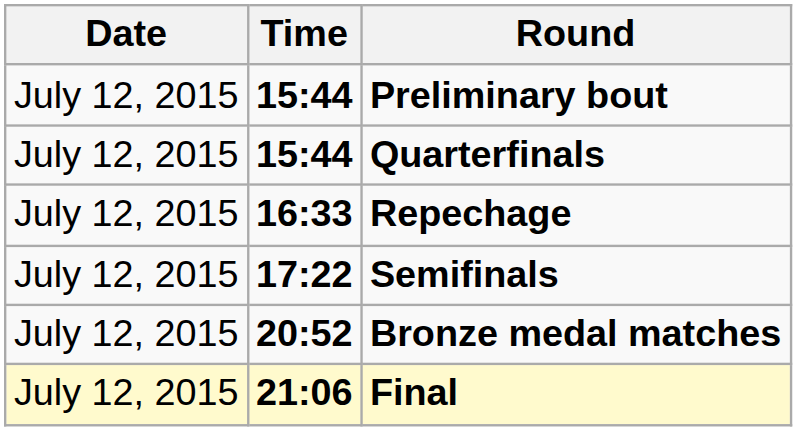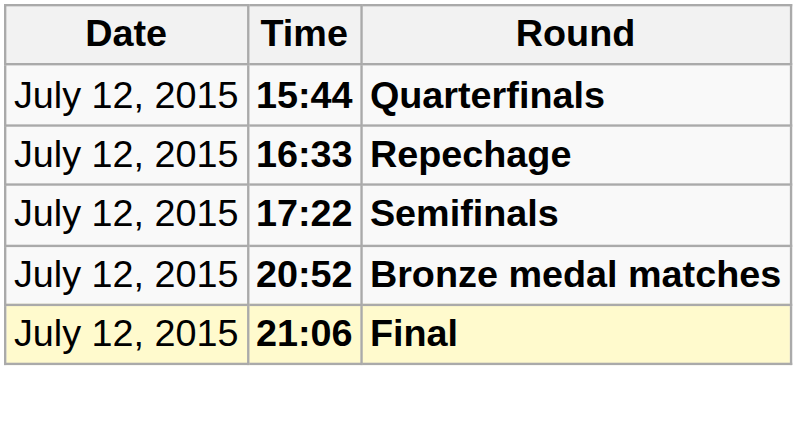- row: (519, 94)
